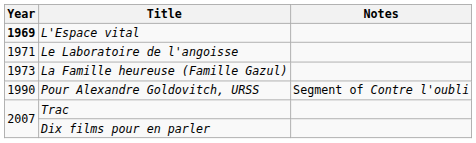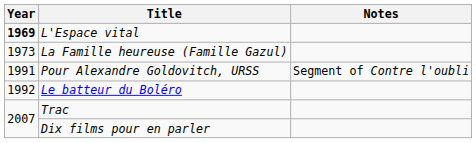- row: (140, 52)
(21, 90) 1990 -> (21, 71) 1991
+ row: (111, 90)
